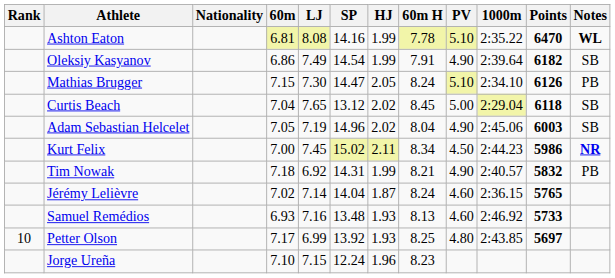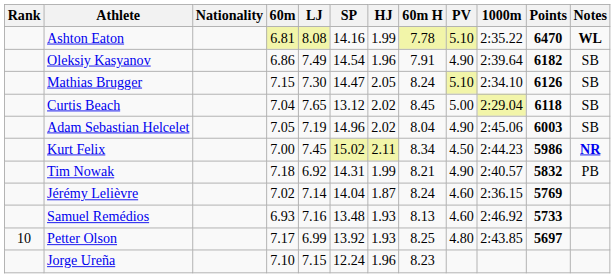(384, 60) 1.99 -> (384, 60) 1.96
(590, 82) PB -> (590, 82) SB
(548, 194) 5765 -> (548, 194) 5769
